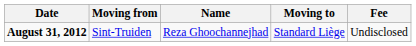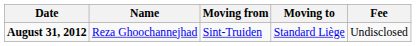columns swapped: (216, 13) <-> (125, 13)
